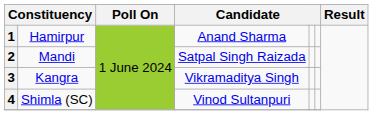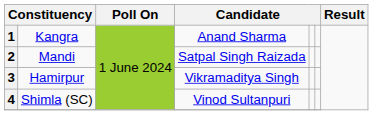(57, 36) Hamirpur -> (57, 36) Kangra
(57, 78) Kangra -> (57, 78) Hamirpur
